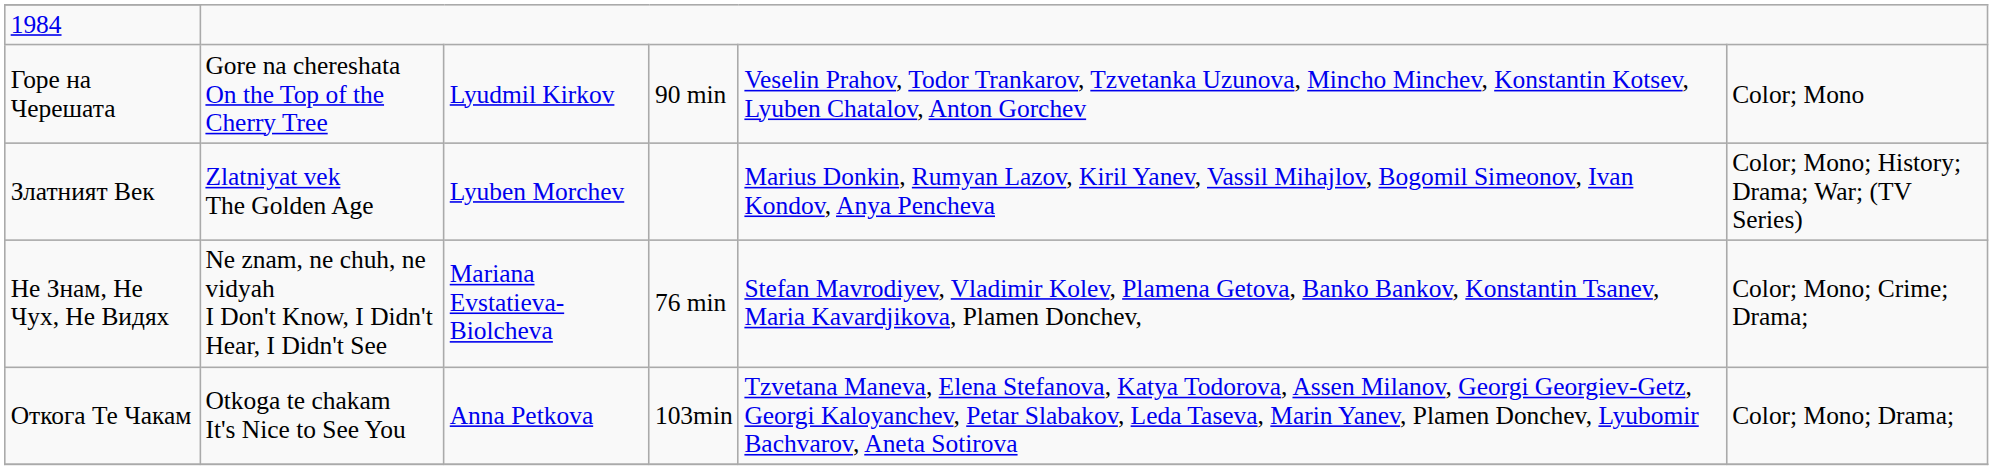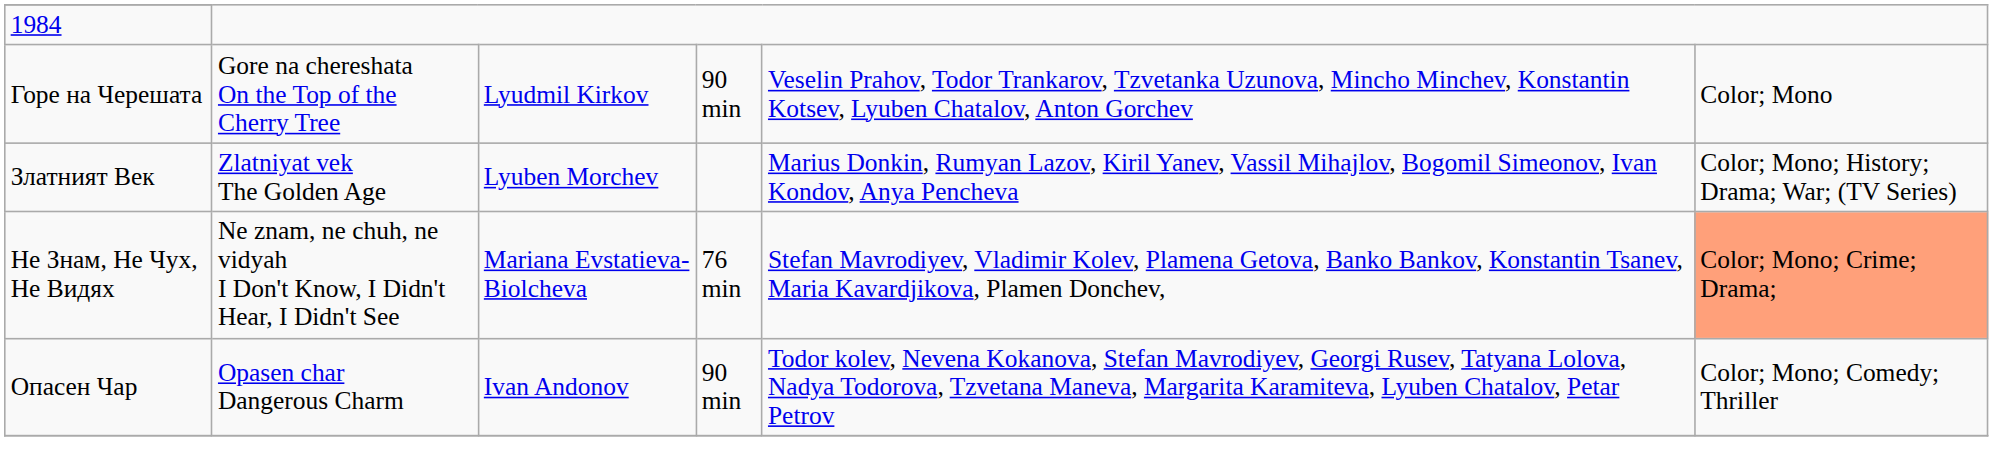(1840, 303) no background -> (1808, 274) lightsalmon background
+ row: (74, 386)
- row: (101, 415)
